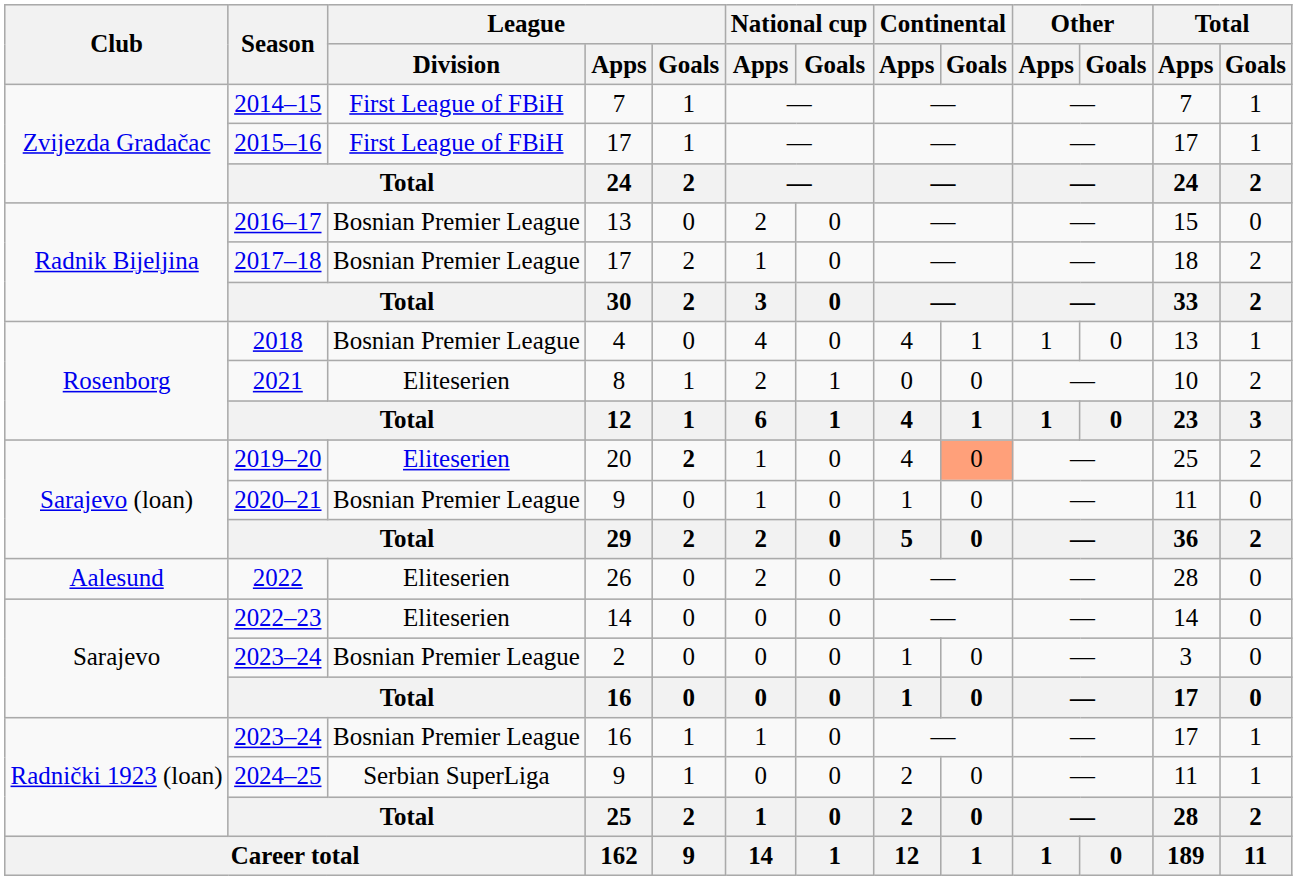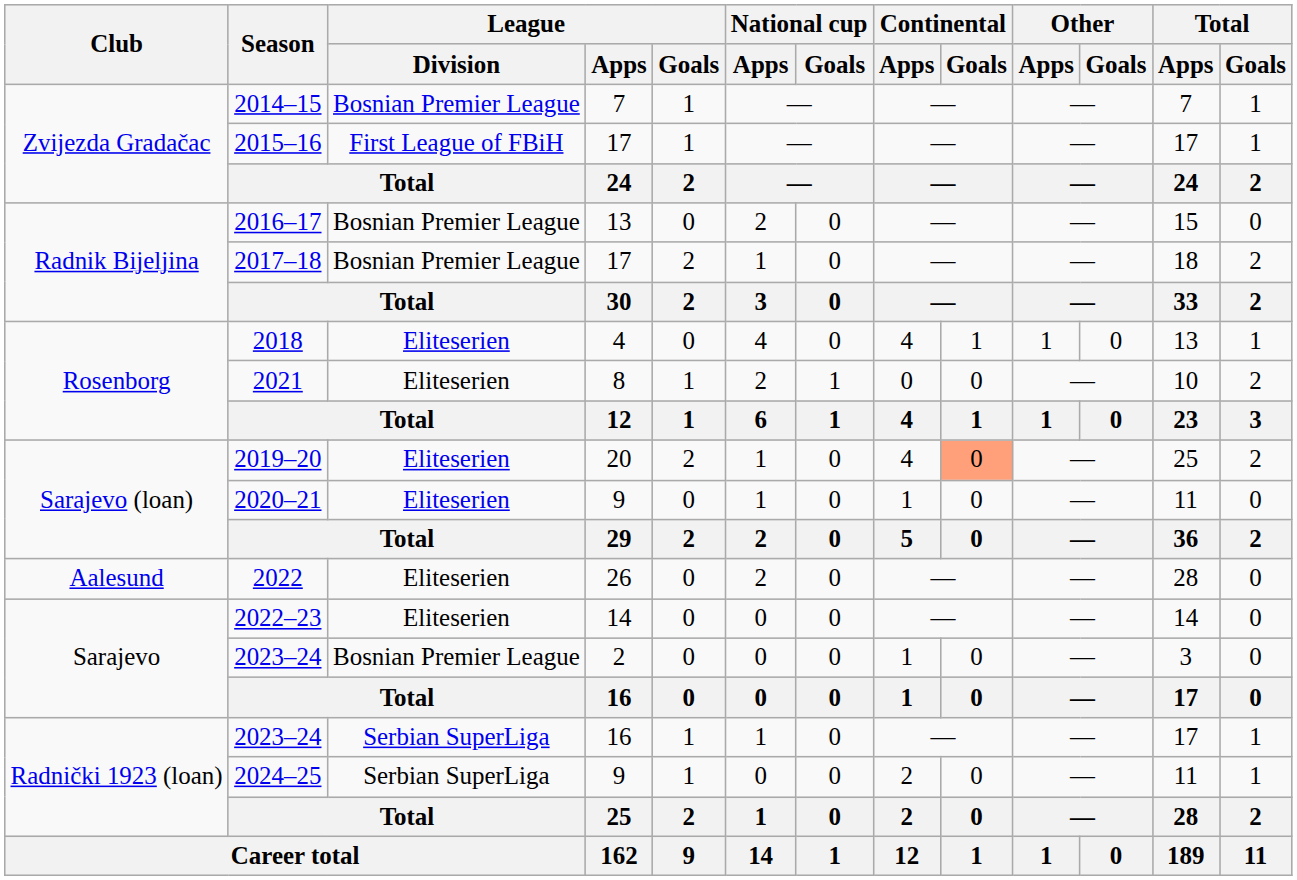(456, 103) First League of FBiH -> (456, 103) Bosnian Premier League
(456, 340) Bosnian Premier League -> (456, 340) Eliteserien
(689, 459) bold -> (689, 459) normal
(456, 499) Bosnian Premier League -> (456, 499) Eliteserien
(456, 736) Bosnian Premier League -> (456, 736) Serbian SuperLiga
